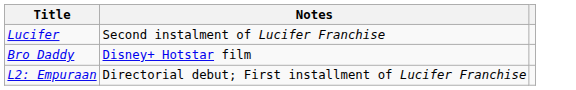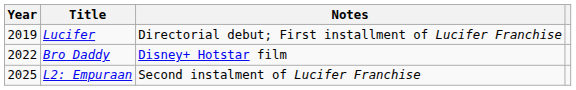+ column: (22, 15)
(244, 35) Second instalment of Lucifer Franchise -> (350, 35) Directorial debut; First installment of Lucifer Franchise
(314, 75) Directorial debut; First installment of Lucifer Franchise -> (279, 75) Second instalment of Lucifer Franchise
